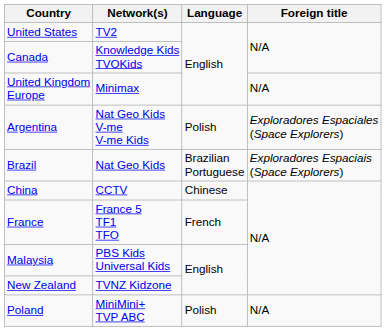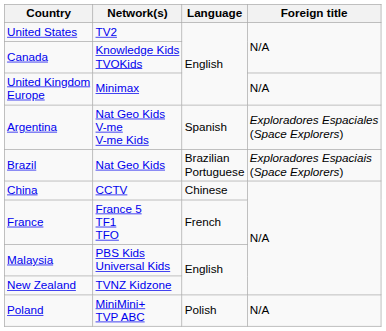(201, 127) Polish -> (206, 127) Spanish
